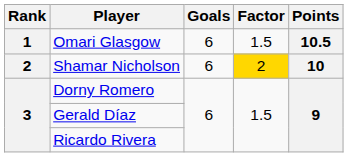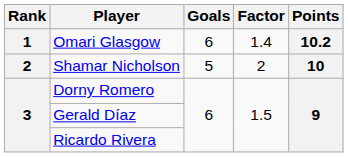(261, 41) 1.5 -> (261, 41) 1.4
(316, 41) 10.5 -> (316, 41) 10.2
(209, 66) 6 -> (209, 66) 5
(261, 66) gold background -> (261, 66) no background
